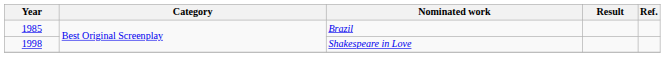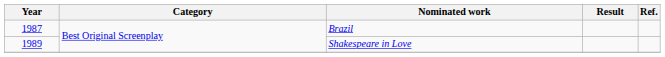(32, 28) 1985 -> (32, 28) 1987
(32, 44) 1998 -> (32, 44) 1989
